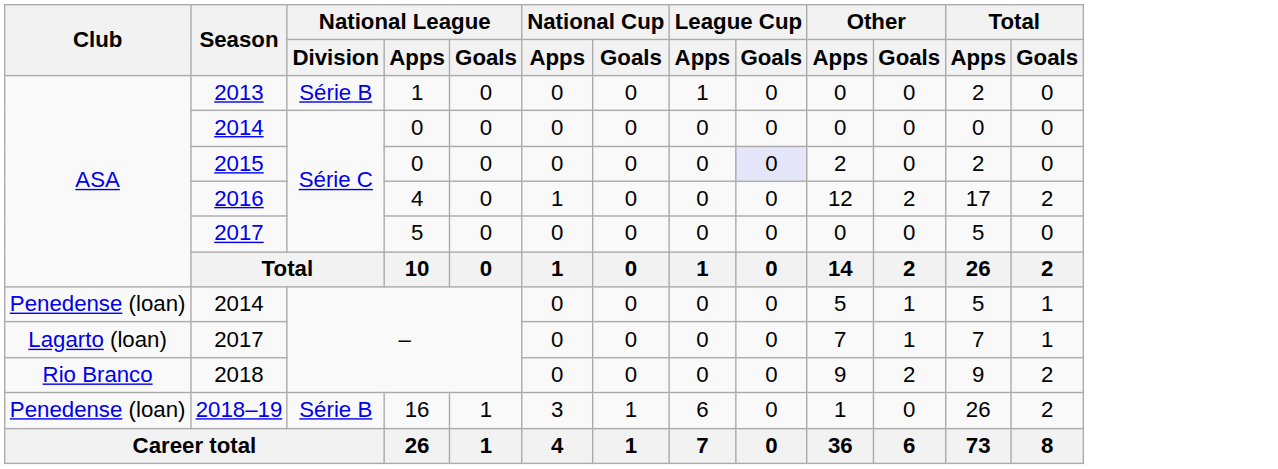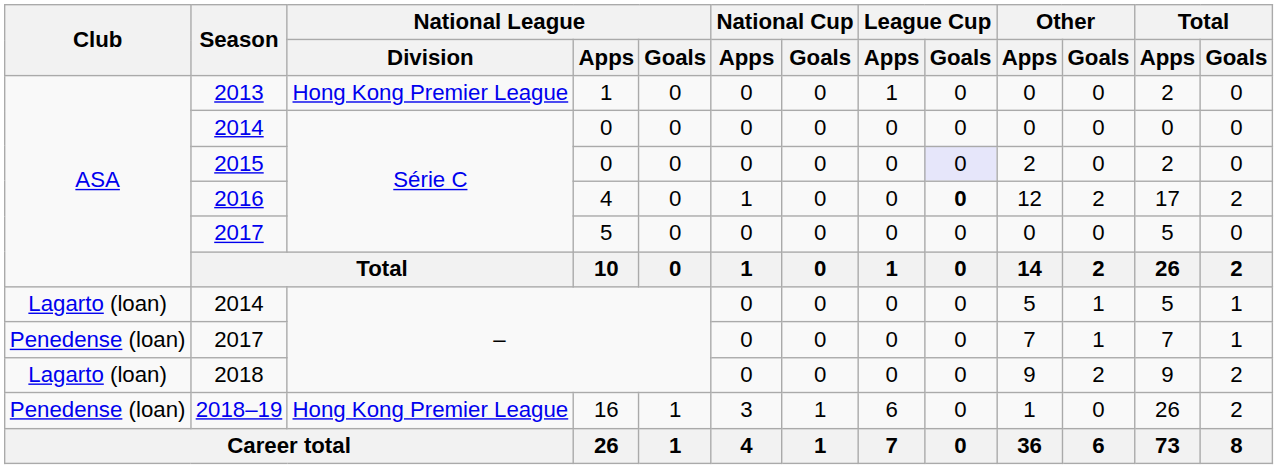(336, 92) Série B -> (430, 92) Hong Kong Premier League
(771, 198) normal -> (961, 198) bold
(98, 304) Penedense (loan) -> (98, 304) Lagarto (loan)
(98, 339) Lagarto (loan) -> (98, 339) Penedense (loan)
(98, 374) Rio Branco -> (98, 374) Lagarto (loan)
(336, 410) Série B -> (430, 410) Hong Kong Premier League
